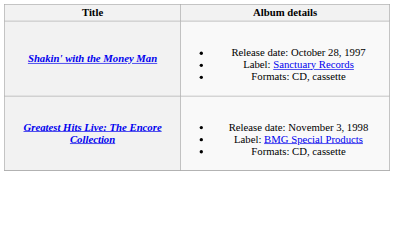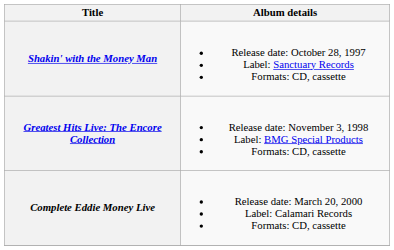+ row: (93, 208)
